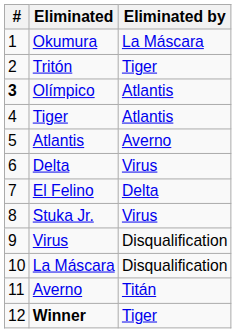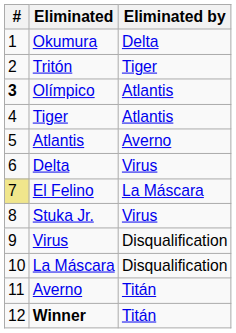(163, 41) La Máscara -> (140, 41) Delta
(12, 191) no background -> (12, 191) khaki background
(140, 191) Delta -> (163, 191) La Máscara
(139, 315) Tiger -> (139, 315) Titán
